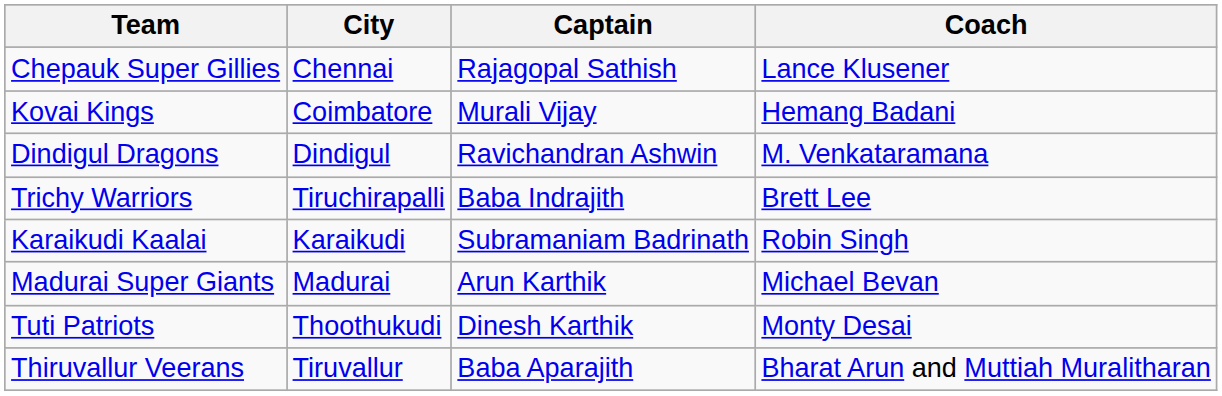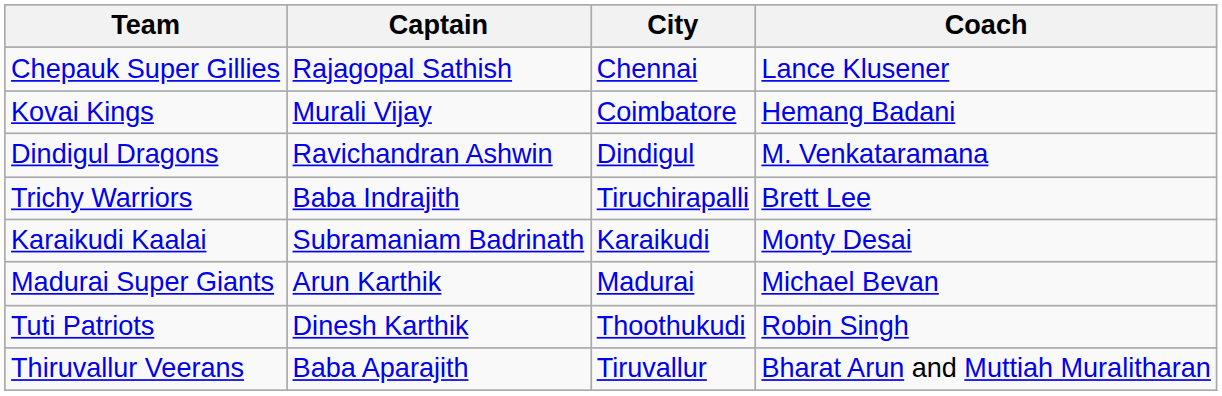columns swapped: (369, 25) <-> (603, 25)
(835, 240) Robin Singh -> (837, 240) Monty Desai
(837, 326) Monty Desai -> (835, 326) Robin Singh
